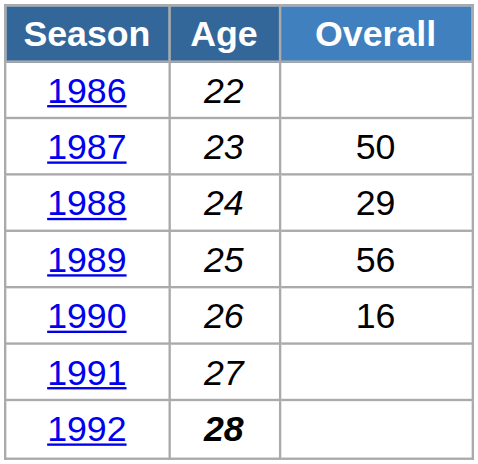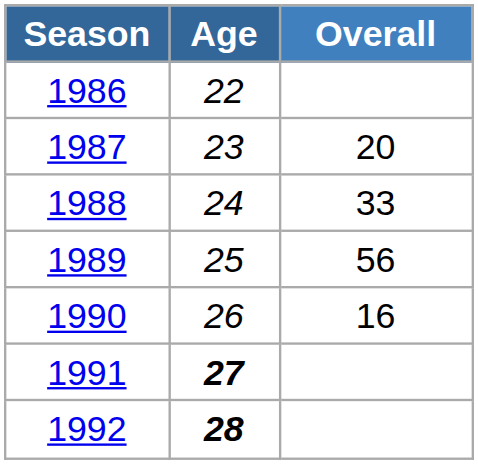(376, 147) 50 -> (376, 147) 20
(376, 203) 29 -> (376, 203) 33
(224, 373) normal -> (224, 373) bold
